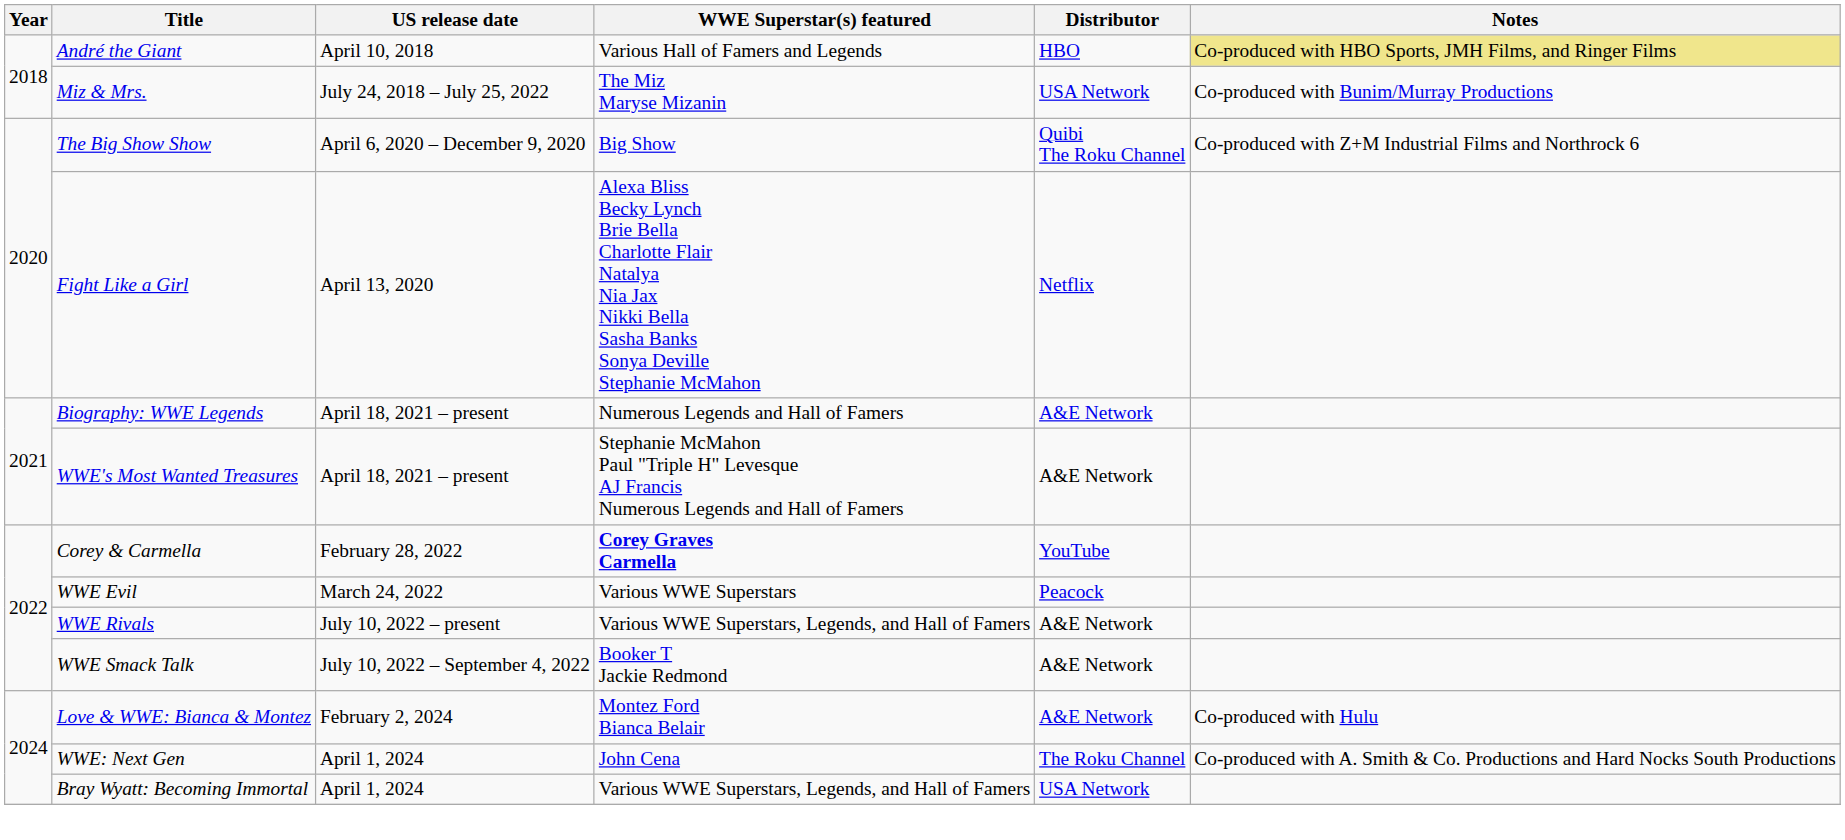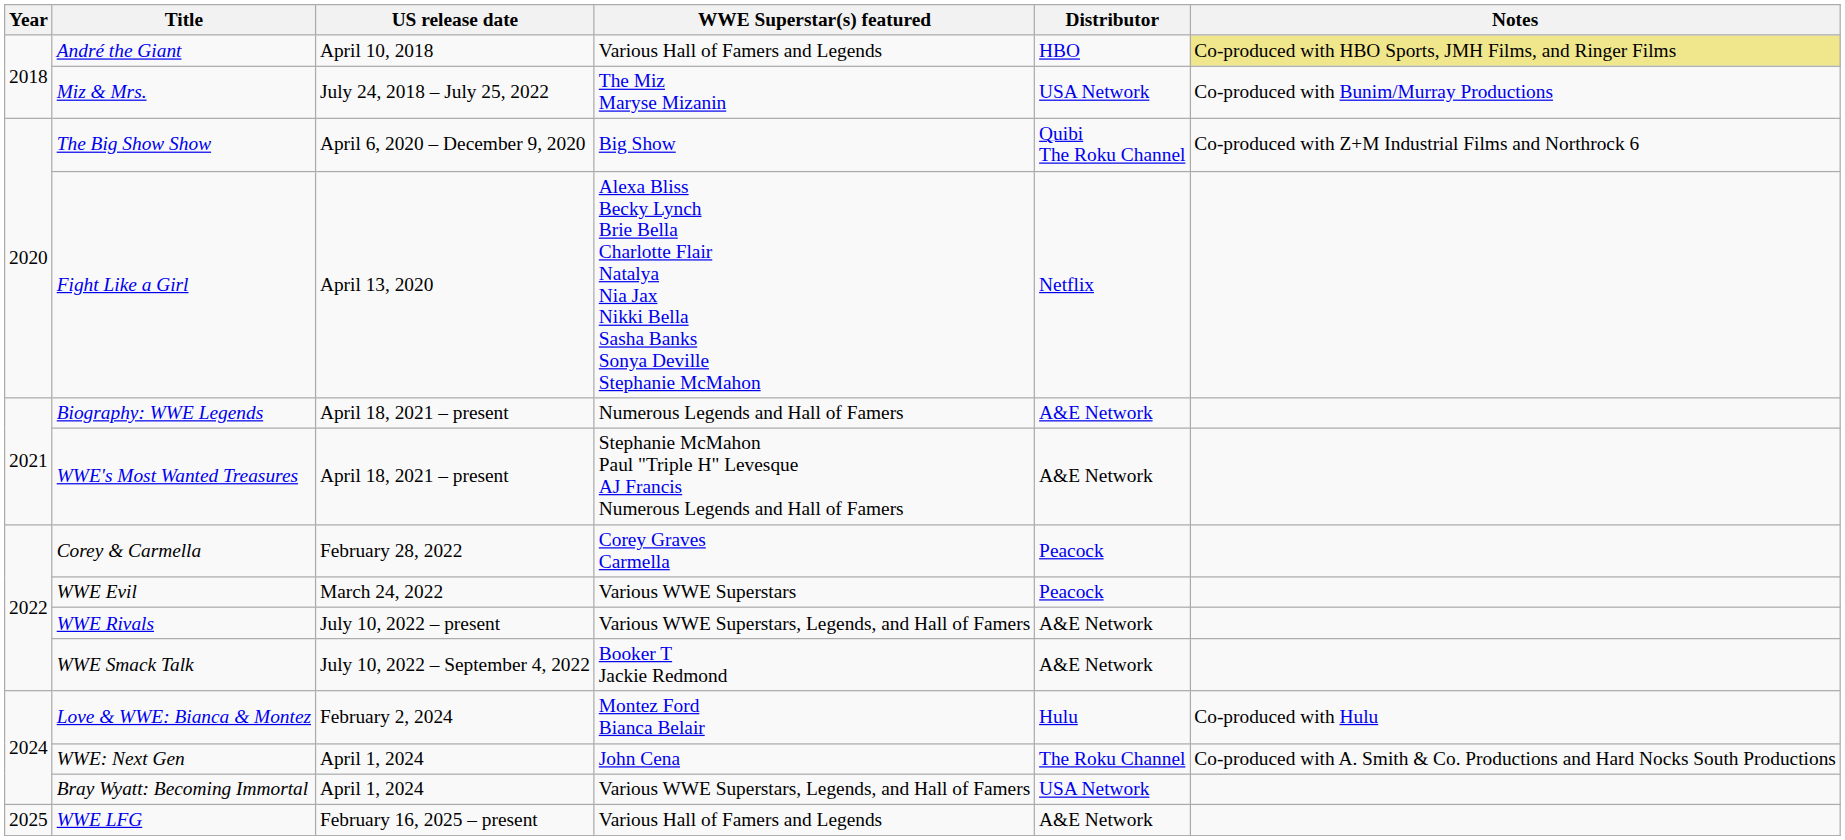(656, 550) bold -> (652, 550) normal
(1074, 550) YouTube -> (1071, 550) Peacock
(1096, 716) A&E Network -> (1058, 716) Hulu
+ row: (99, 819)
